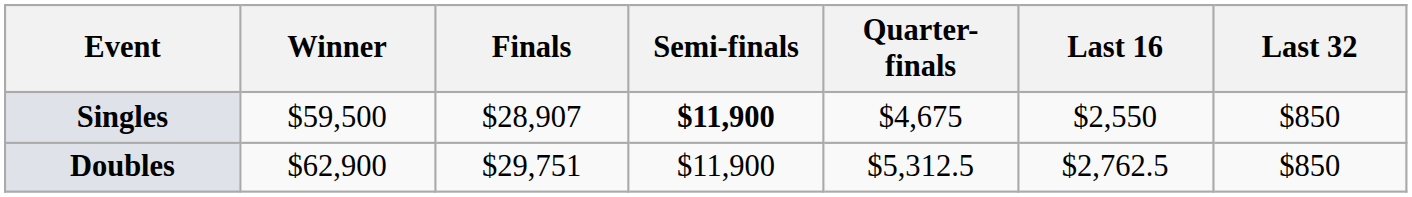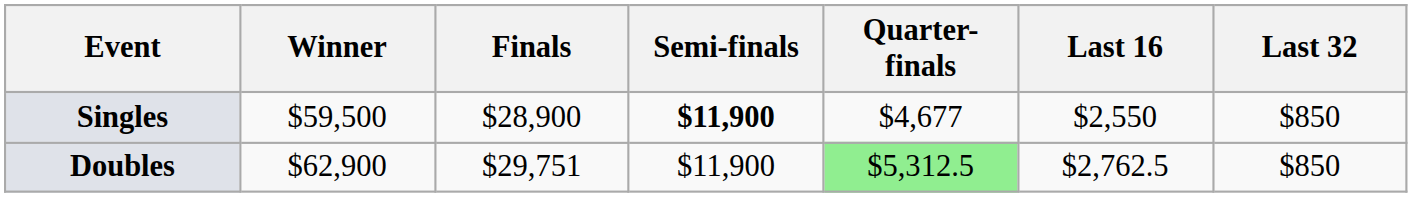(532, 116) $28,907 -> (532, 116) $28,900
(921, 116) $4,675 -> (921, 116) $4,677
(921, 166) no background -> (921, 166) lightgreen background
